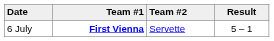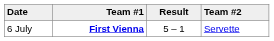columns swapped: (242, 12) <-> (168, 12)
